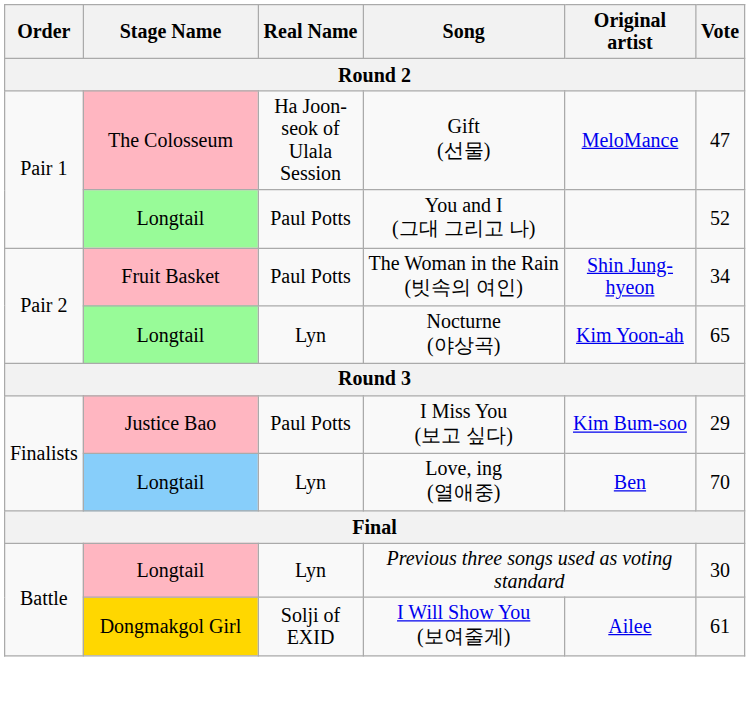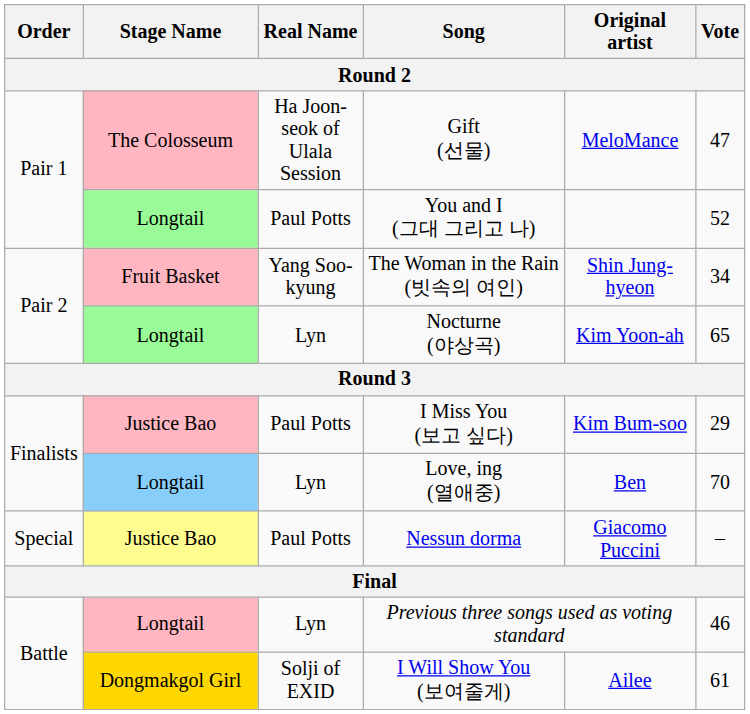(311, 276) Paul Potts -> (311, 276) Yang Soo-kyung
+ row: (464, 538)
(720, 570) 30 -> (720, 624) 46
